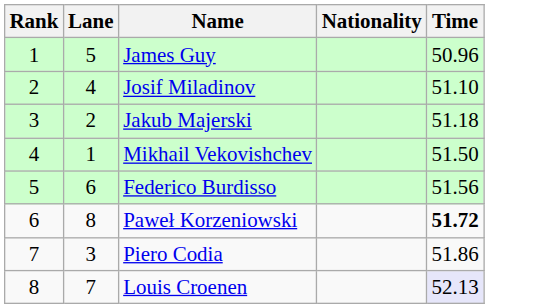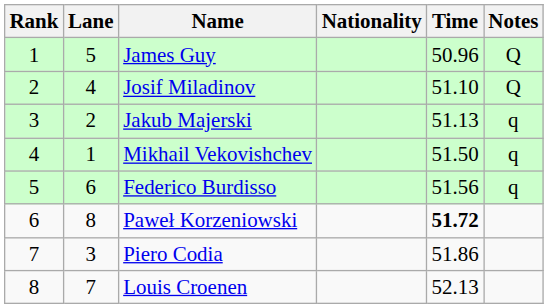+ column: (513, 21)
(455, 120) 51.18 -> (455, 120) 51.13
(455, 287) lavender background -> (455, 287) no background
